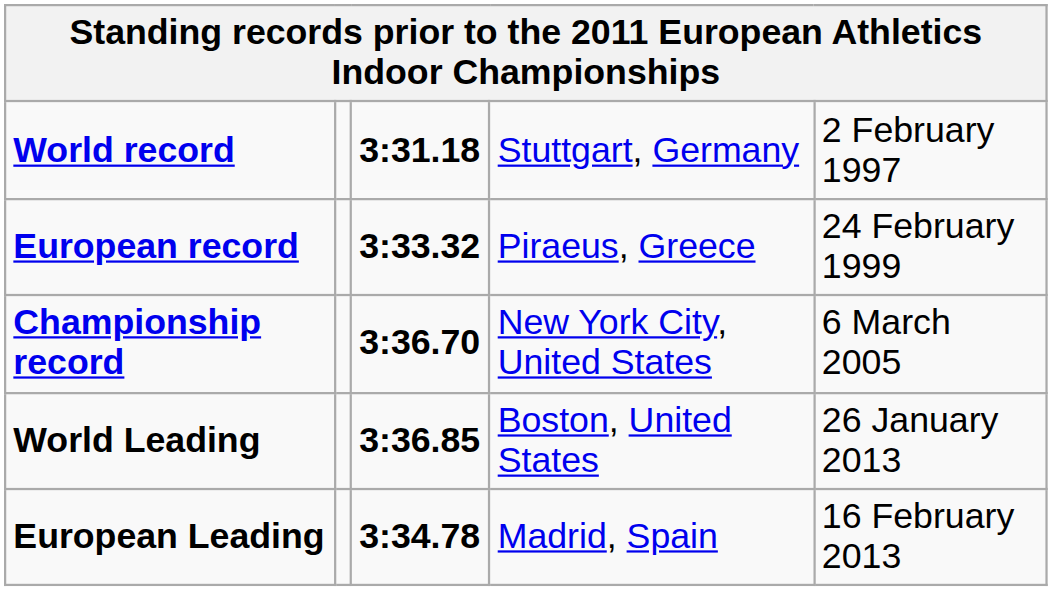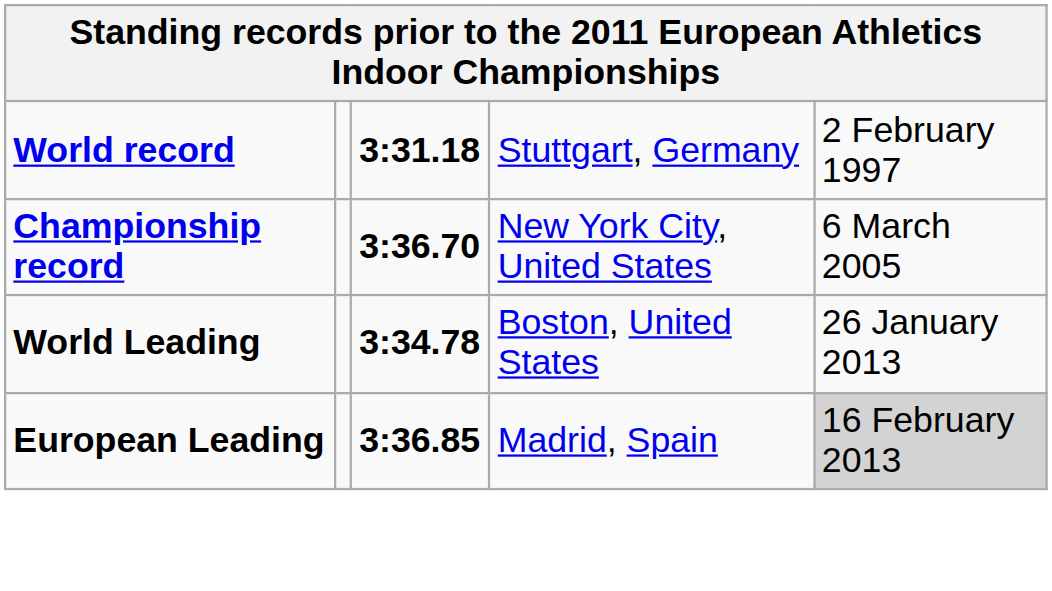- row: (156, 246)
(420, 439) 3:36.85 -> (420, 343) 3:34.78
(420, 536) 3:34.78 -> (420, 439) 3:36.85
(918, 536) no background -> (918, 439) lightgrey background
